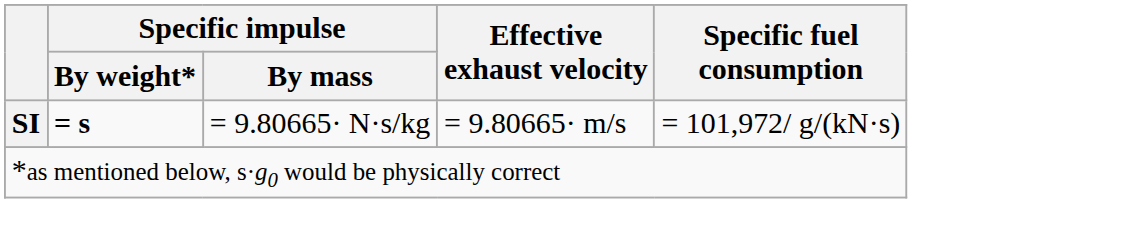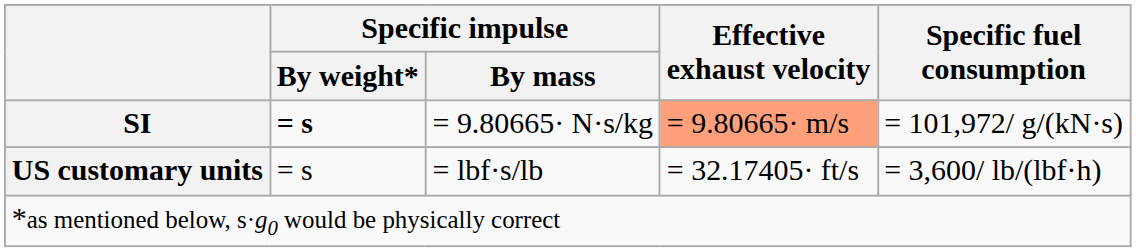(535, 123) no background -> (758, 123) lightsalmon background
+ row: (137, 170)
